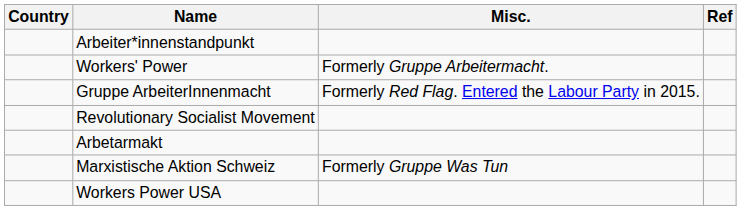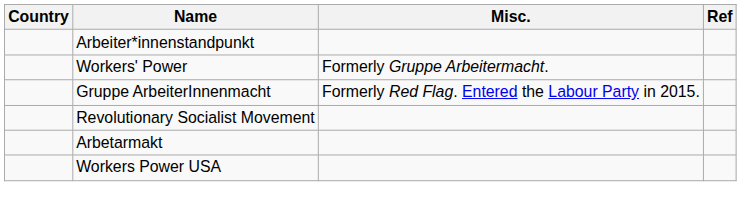- row: (176, 167)
